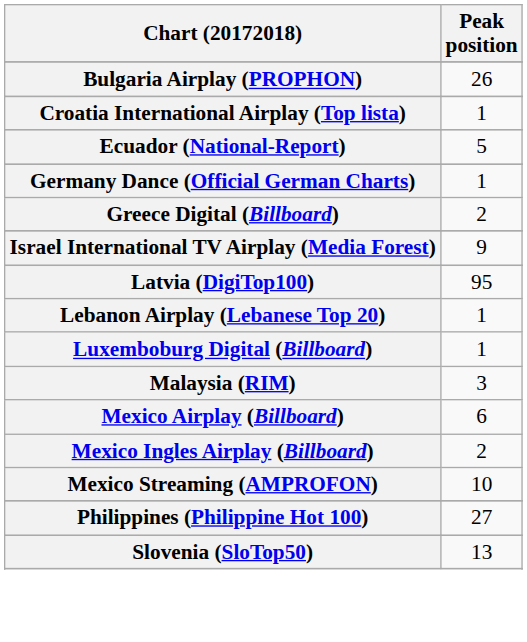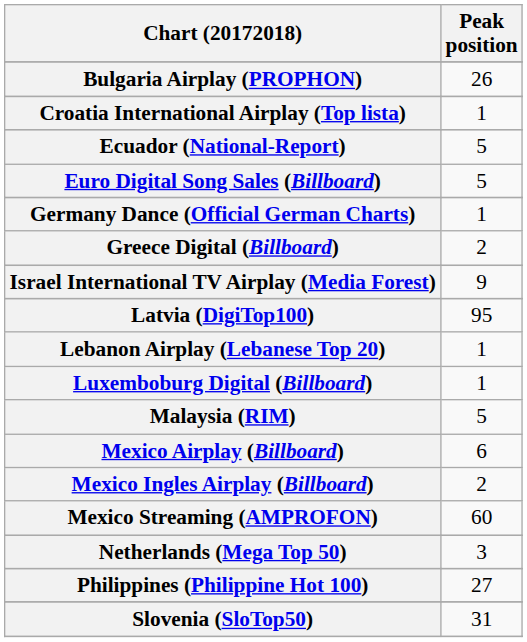+ row: (223, 180)
(482, 382) 3 -> (482, 416) 5
(482, 484) 10 -> (482, 517) 60
+ row: (223, 551)
(482, 551) 13 -> (482, 619) 31
